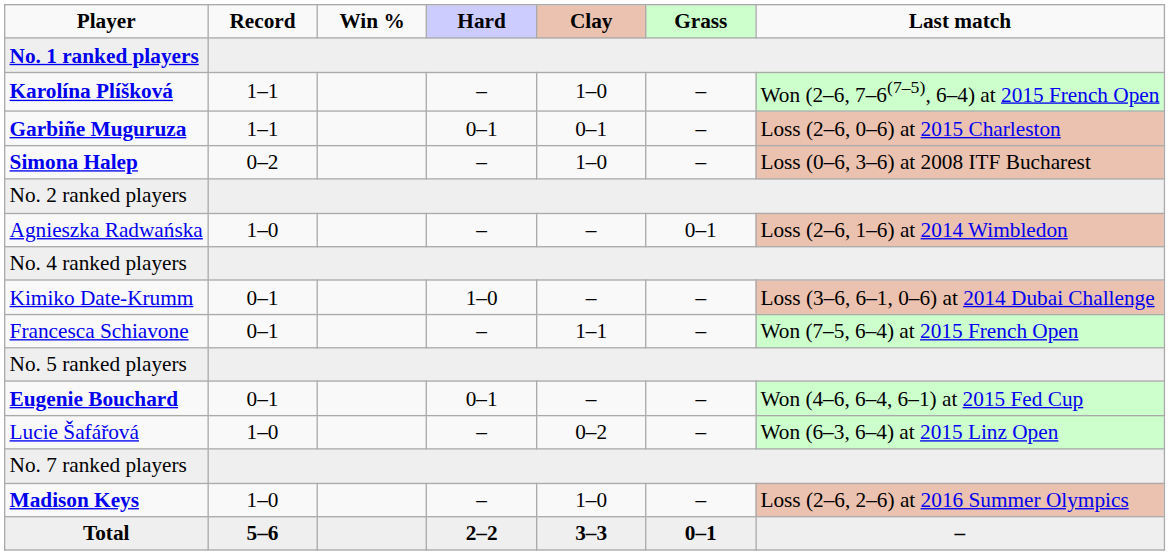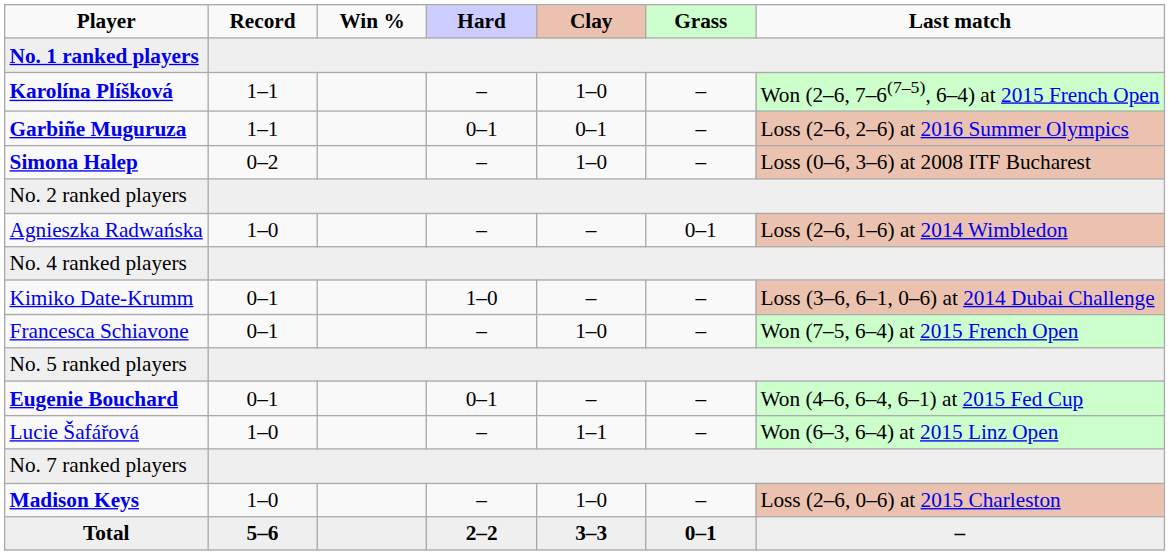(911, 128) Loss (2–6, 0–6) at 2015 Charleston -> (945, 128) Loss (2–6, 2–6) at 2016 Summer Olympics
(591, 330) 1–1 -> (591, 330) 1–0
(591, 432) 0–2 -> (591, 432) 1–1
(945, 499) Loss (2–6, 2–6) at 2016 Summer Olympics -> (911, 499) Loss (2–6, 0–6) at 2015 Charleston
